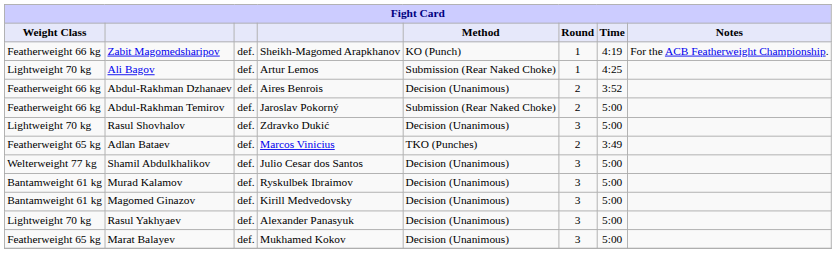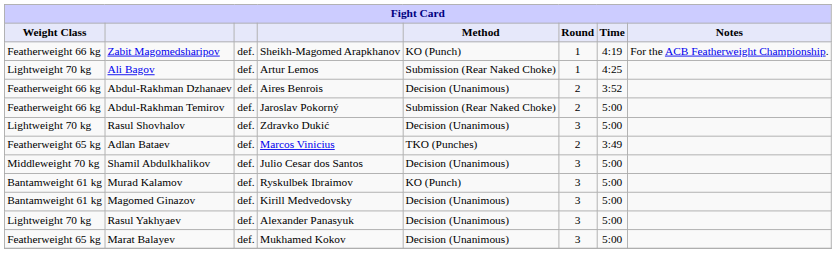(52, 163) Welterweight 77 kg -> (53, 163) Middleweight 70 kg
(457, 182) Decision (Unanimous) -> (433, 182) KO (Punch)
